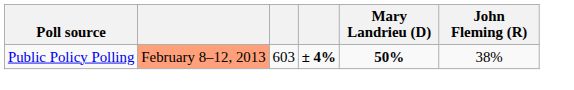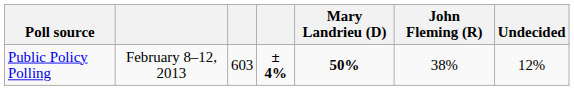+ column: (532, 33)
(203, 56) lightsalmon background -> (171, 65) no background
